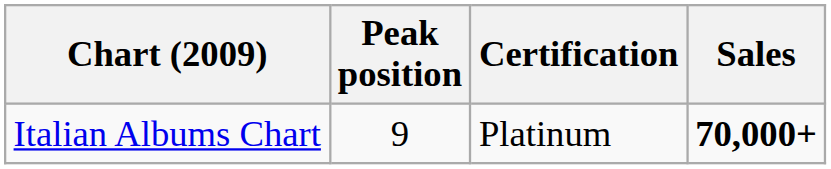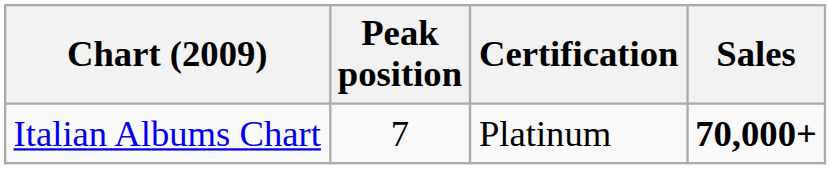(400, 132) 9 -> (400, 132) 7
